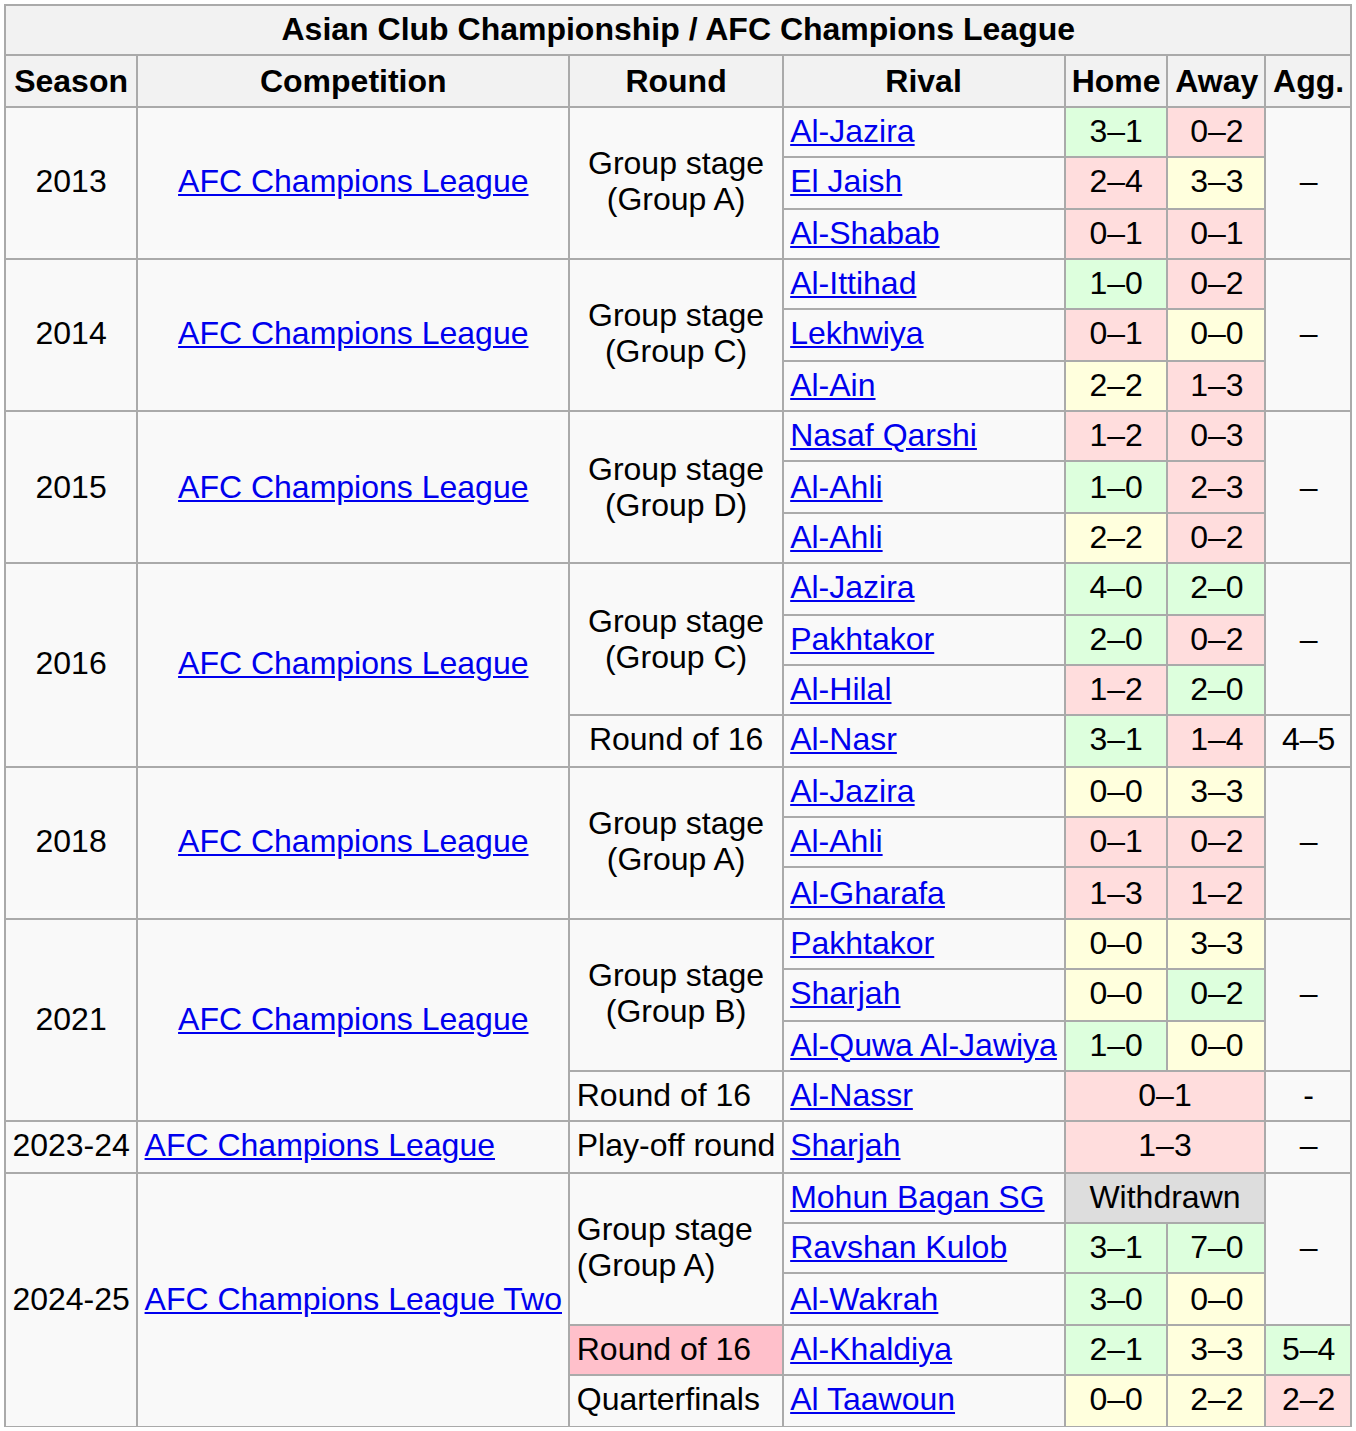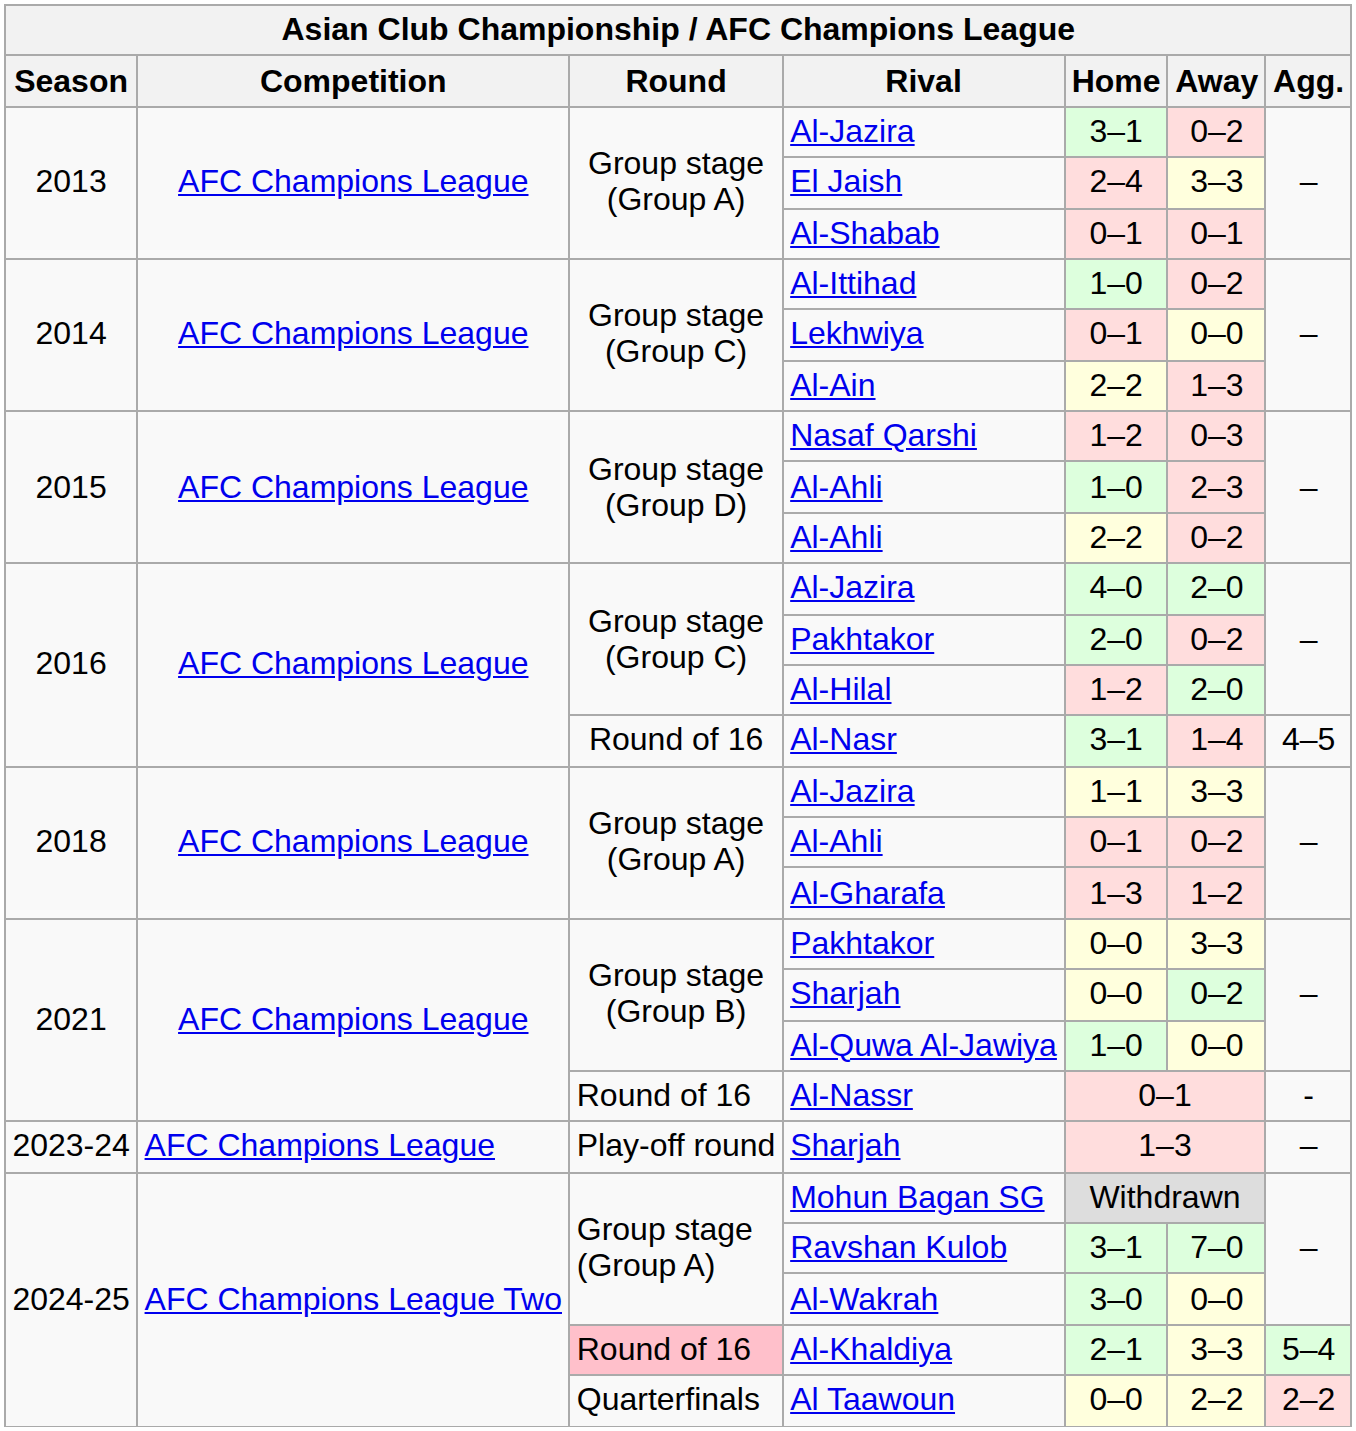(1116, 791) 0–0 -> (1116, 791) 1–1
